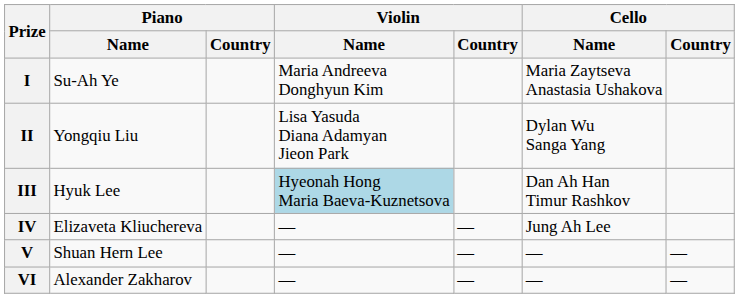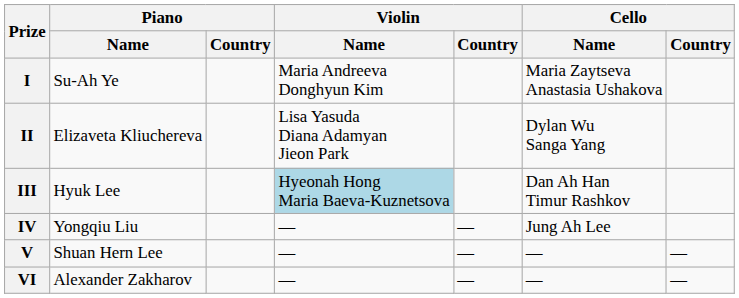(96, 135) Yongqiu Liu -> (128, 135) Elizaveta Kliuchereva
(128, 226) Elizaveta Kliuchereva -> (96, 226) Yongqiu Liu
